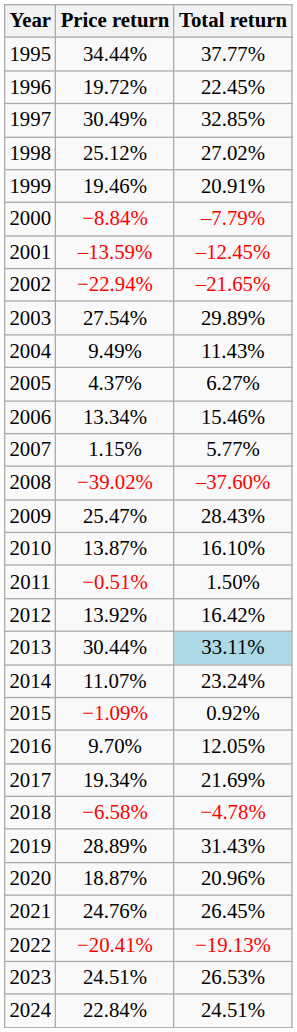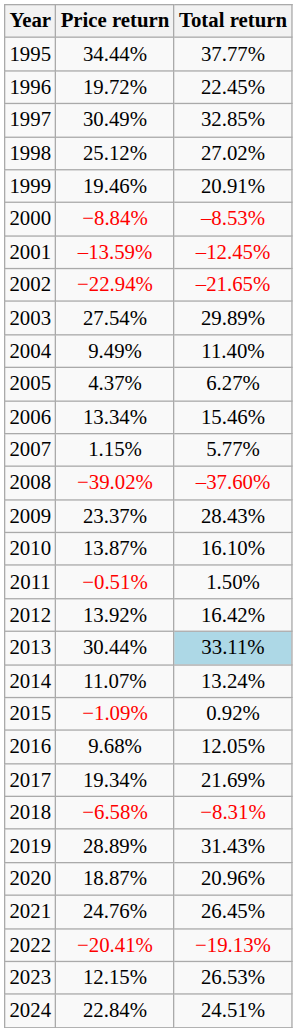(233, 218) –7.79% -> (233, 218) –8.53%
(233, 350) 11.43% -> (233, 350) 11.40%
(115, 515) 25.47% -> (115, 515) 23.37%
(233, 680) 23.24% -> (233, 680) 13.24%
(115, 746) 9.70% -> (115, 746) 9.68%
(233, 812) −4.78% -> (233, 812) −8.31%
(115, 977) 24.51% -> (115, 977) 12.15%
